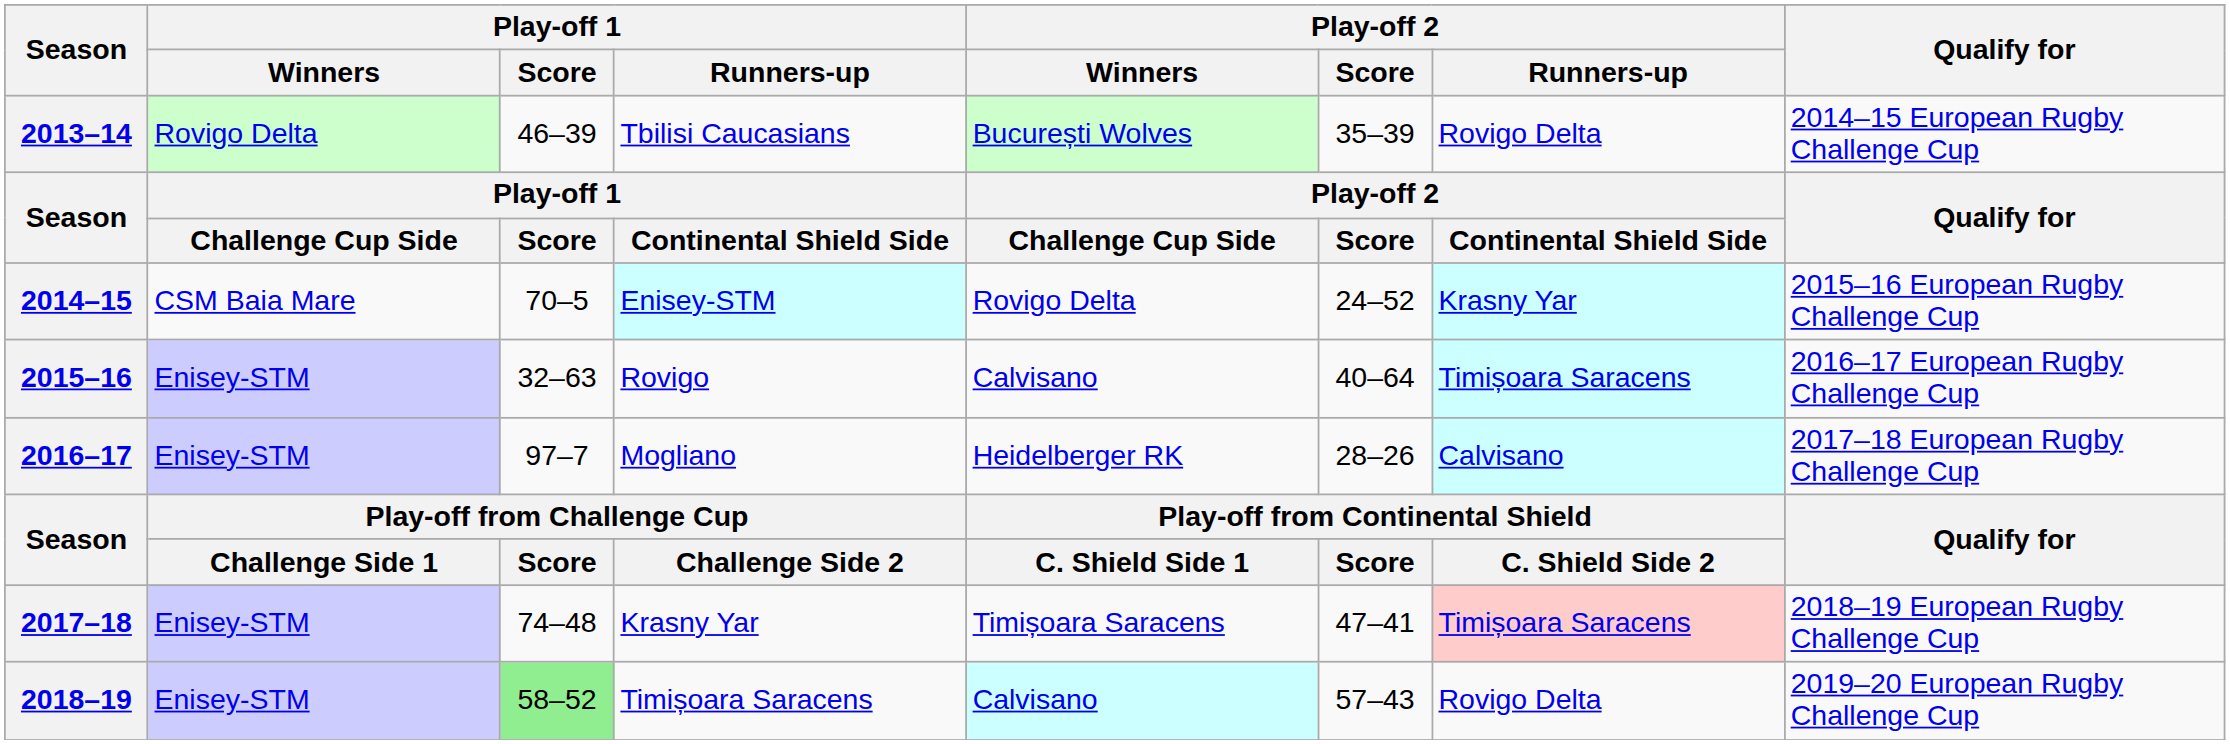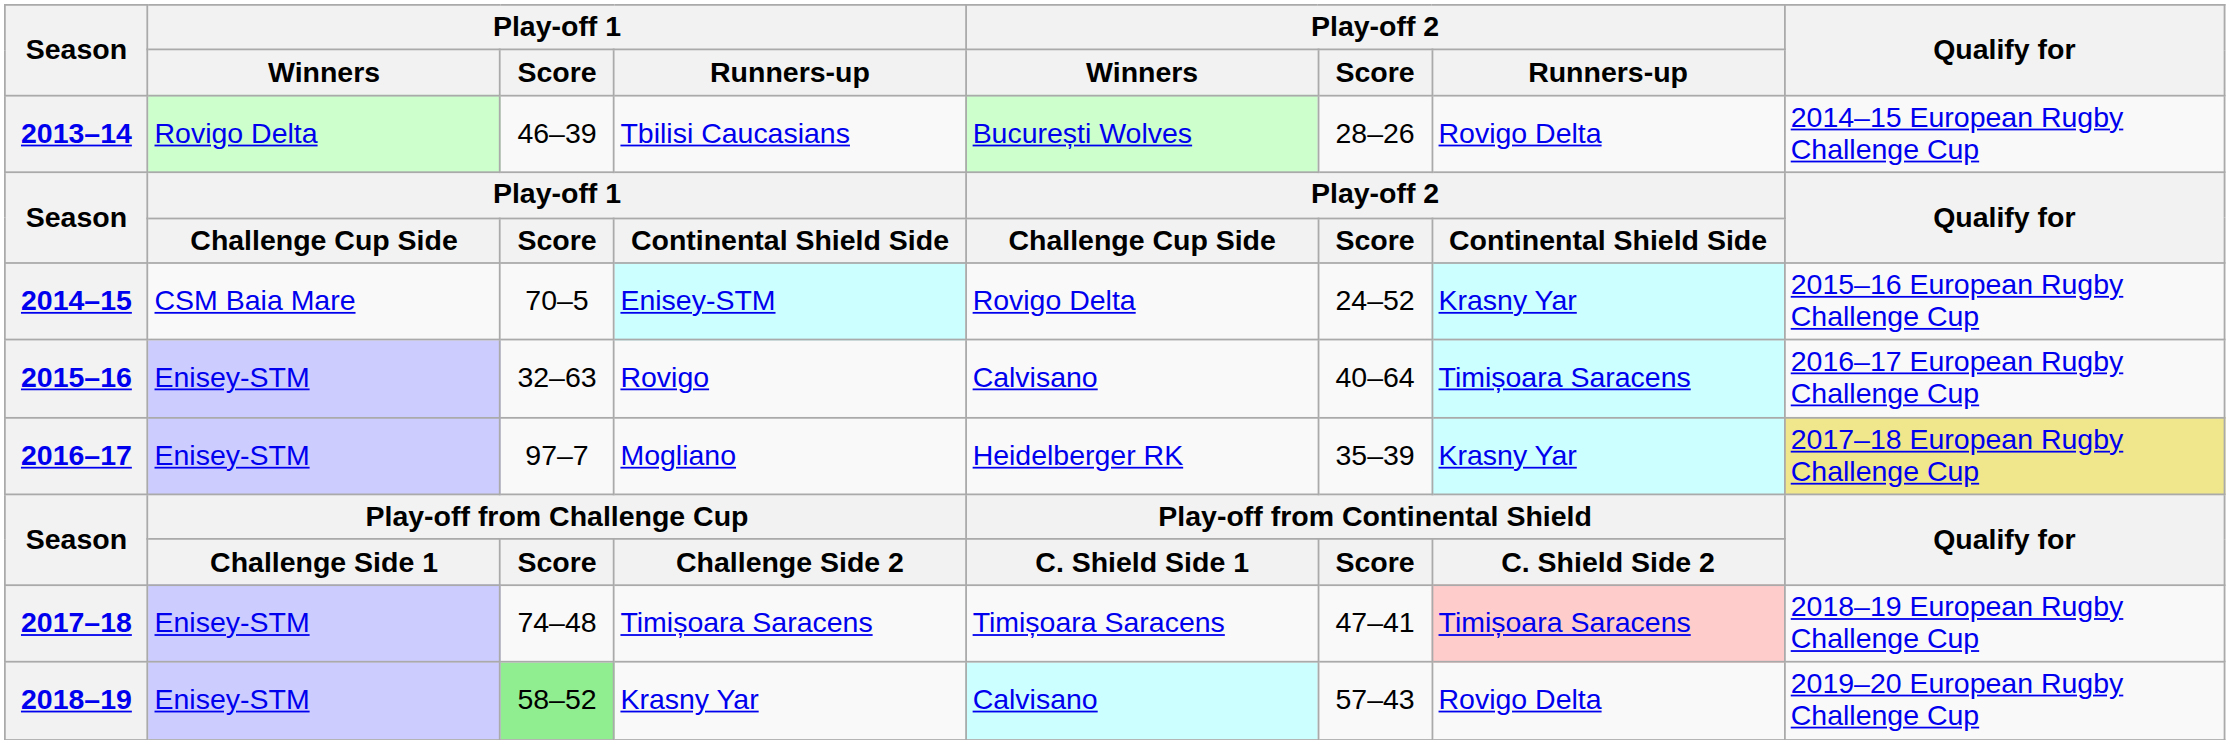(1375, 133) 35–39 -> (1375, 133) 28–26
(1375, 455) 28–26 -> (1375, 455) 35–39
(1501, 455) Calvisano -> (1508, 455) Krasny Yar
(1957, 455) no background -> (1957, 455) khaki background
(690, 622) Krasny Yar -> (747, 622) Timișoara Saracens
(747, 700) Timișoara Saracens -> (690, 700) Krasny Yar
